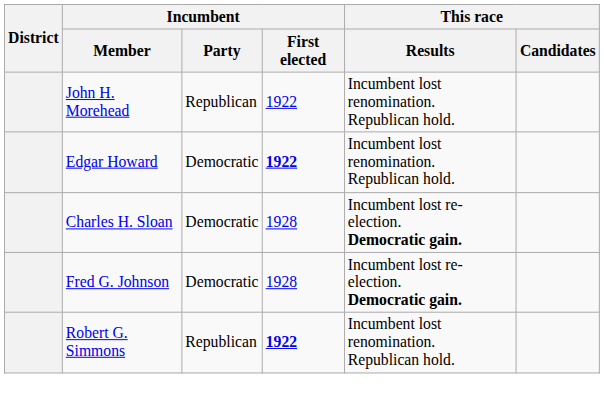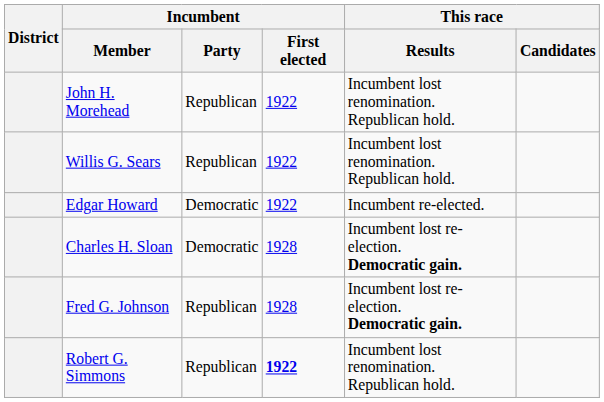+ row: (113, 162)
(281, 162) bold -> (281, 204) normal
(401, 162) Incumbent lost renomination. Republican hold. -> (416, 204) Incumbent re-elected.
(222, 282) Democratic -> (221, 307) Republican
